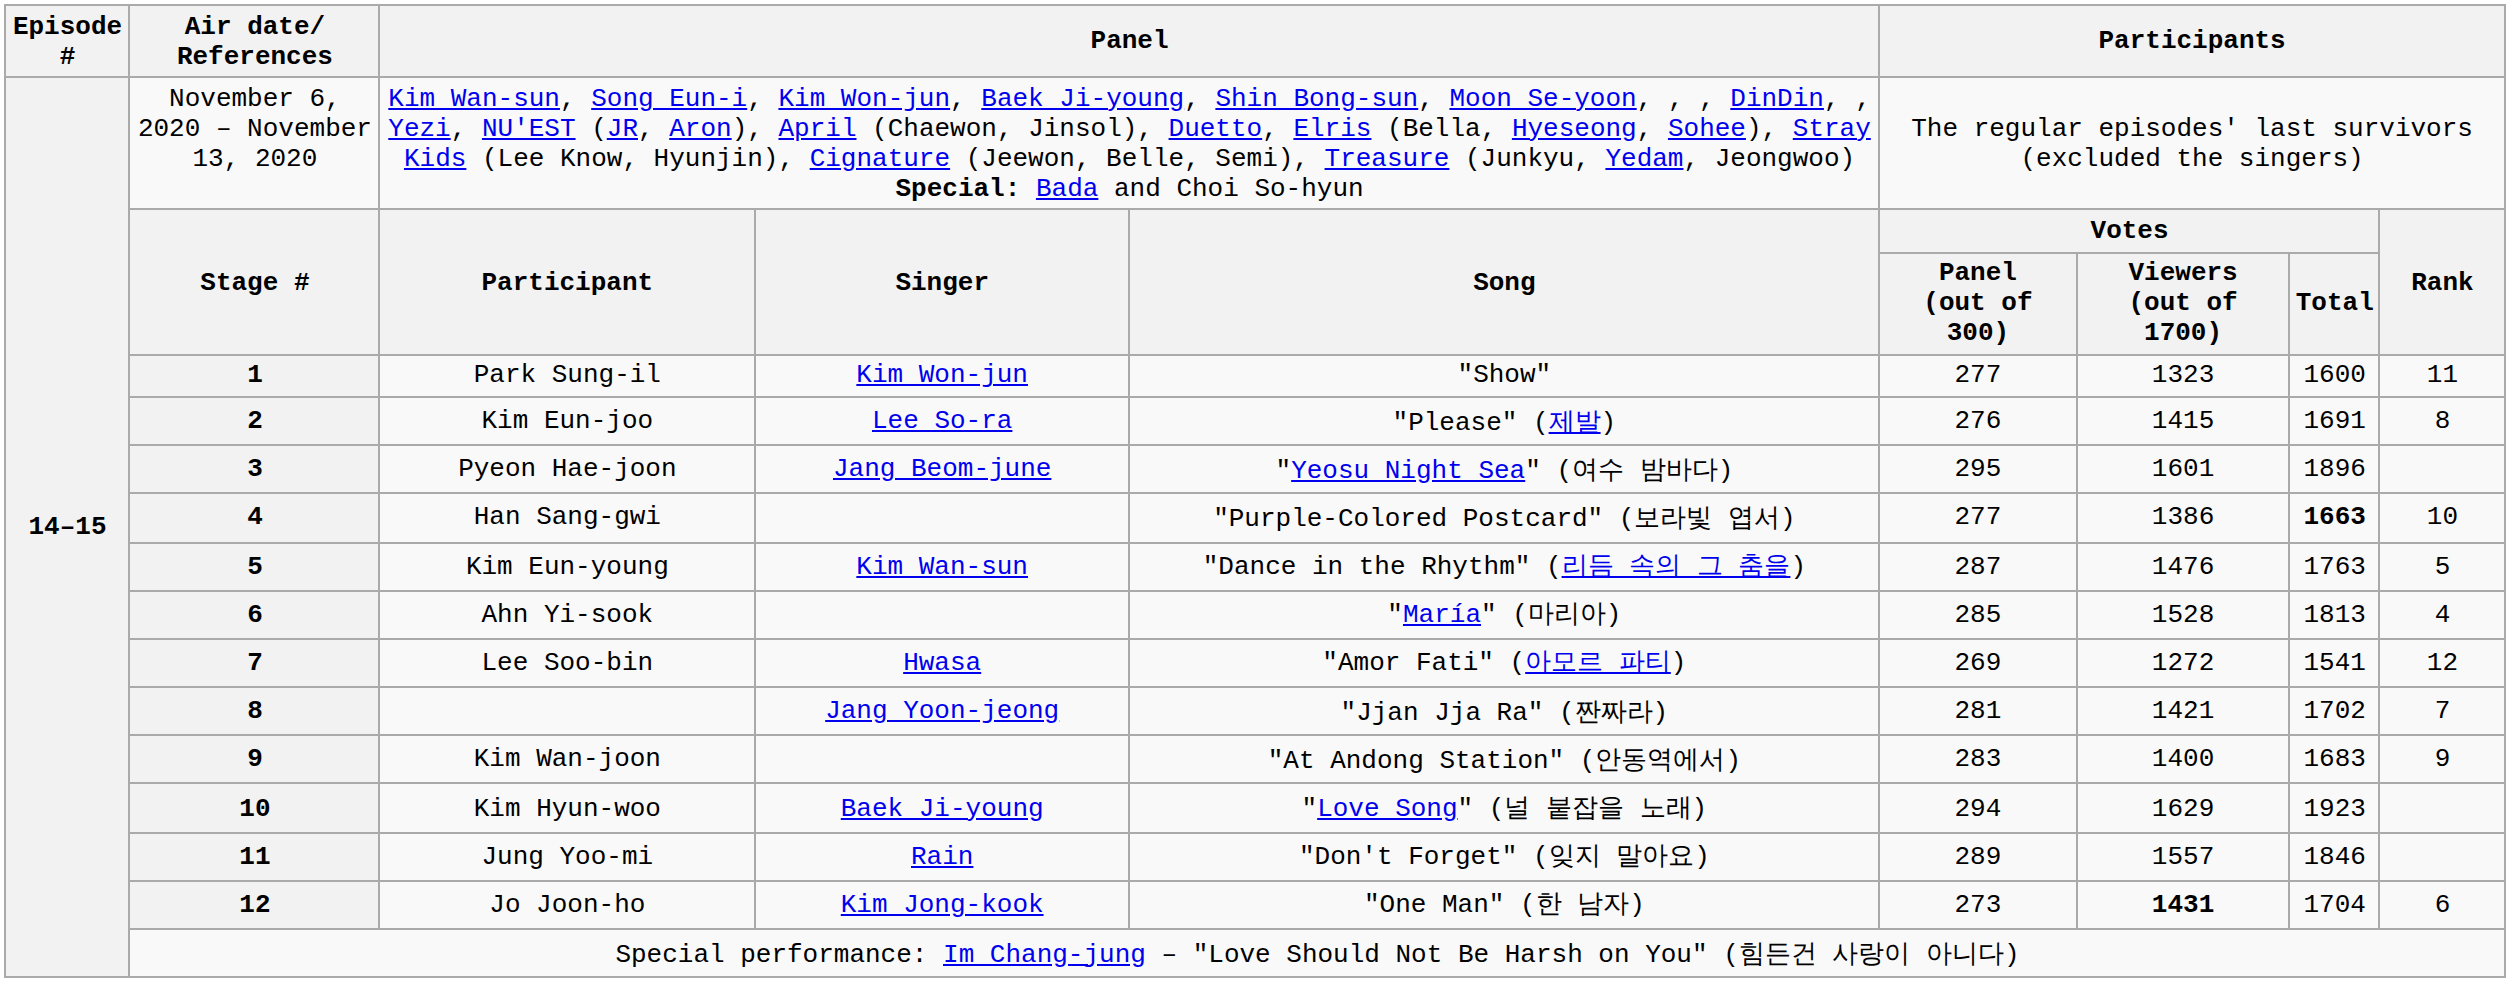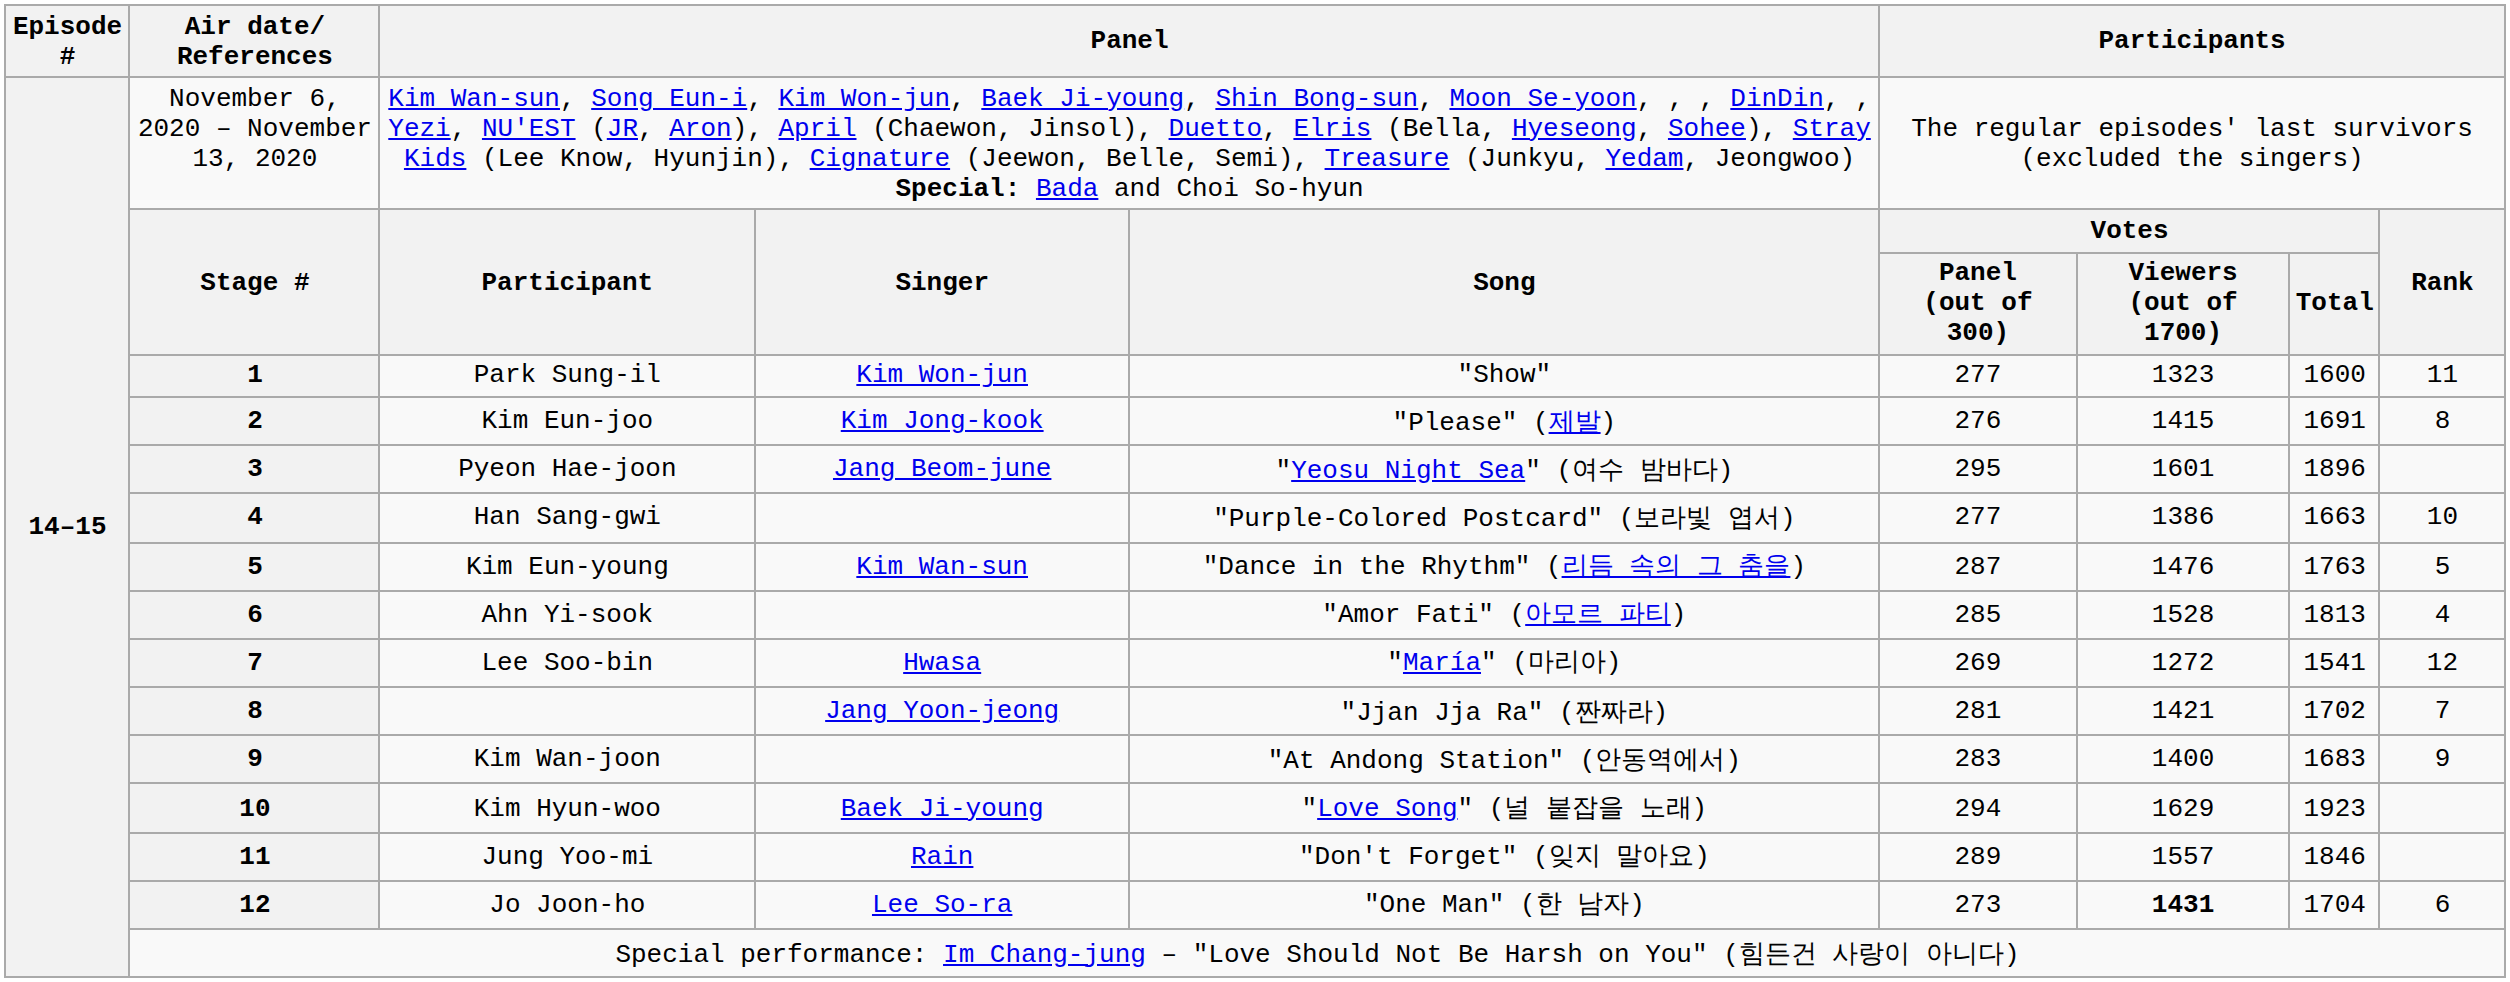(942, 421) Lee So-ra -> (942, 421) Kim Jong-kook
(2335, 518) bold -> (2335, 518) normal
(1504, 616) "María" (마리아) -> (1504, 616) "Amor Fati" (아모르 파티)
(1504, 664) "Amor Fati" (아모르 파티) -> (1504, 664) "María" (마리아)
(942, 905) Kim Jong-kook -> (942, 905) Lee So-ra
